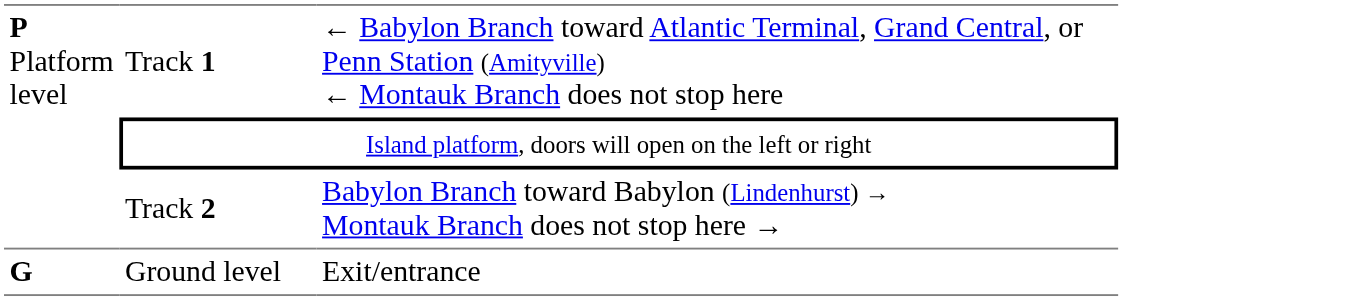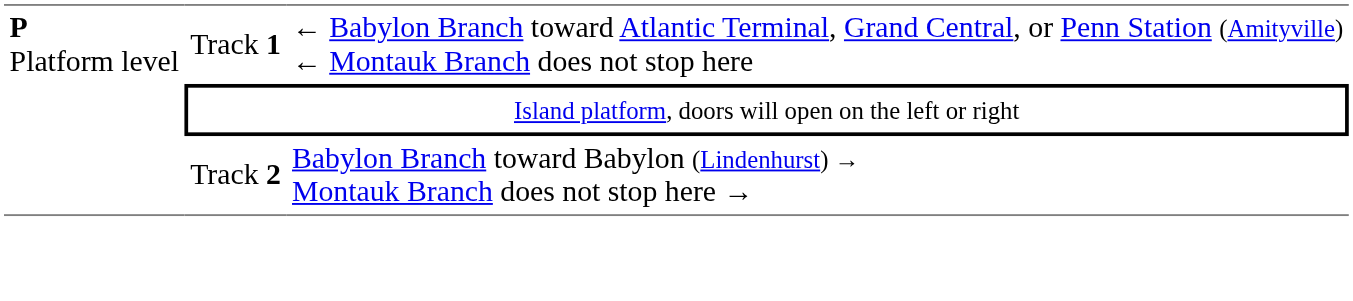- row: (203, 271)
